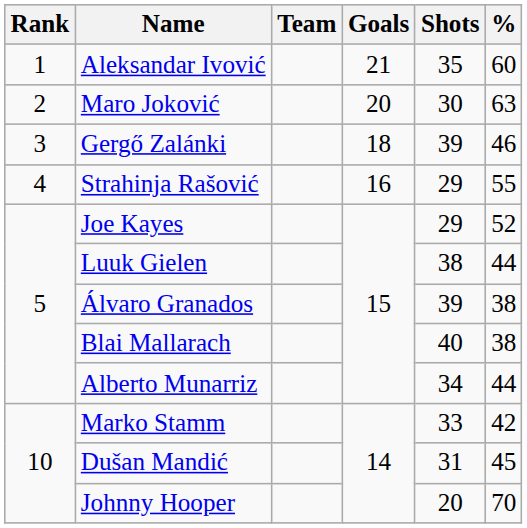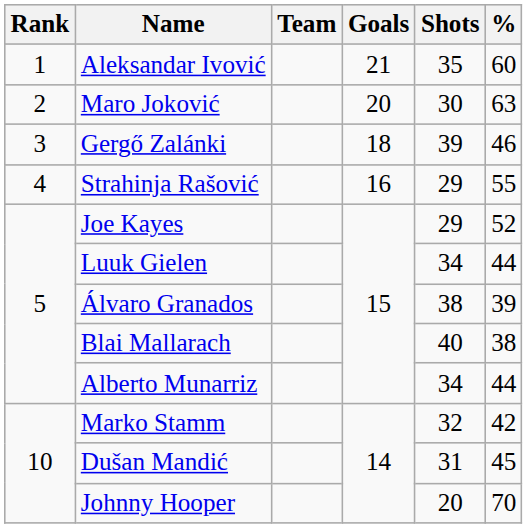(450, 263) 38 -> (450, 263) 34
(450, 303) 39 -> (450, 303) 38
(504, 303) 38 -> (504, 303) 39
(450, 422) 33 -> (450, 422) 32
